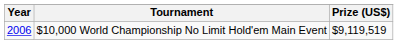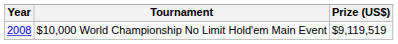(19, 30) 2006 -> (19, 30) 2008
